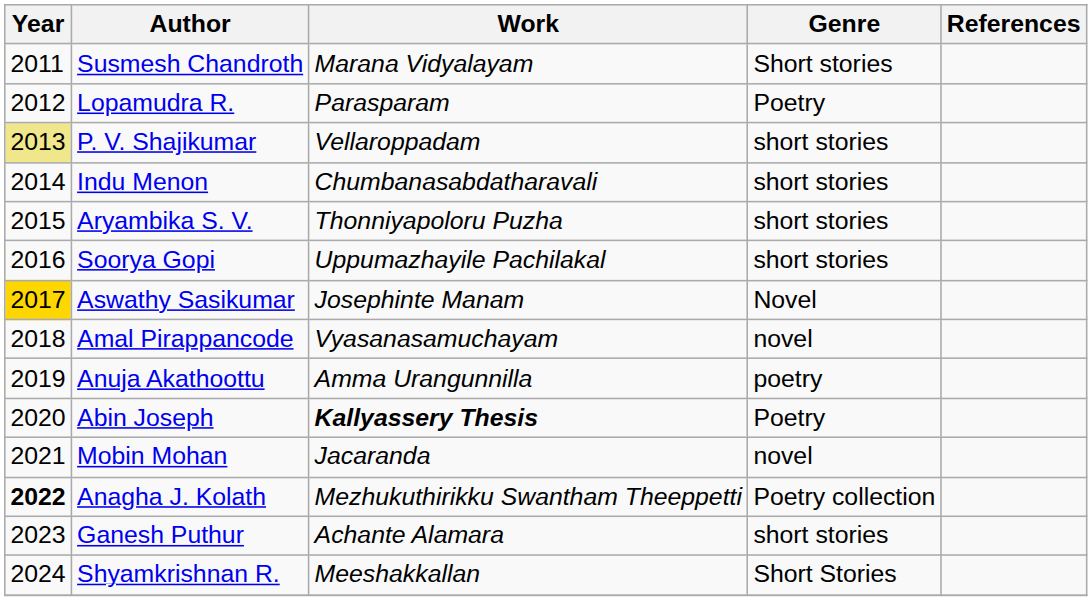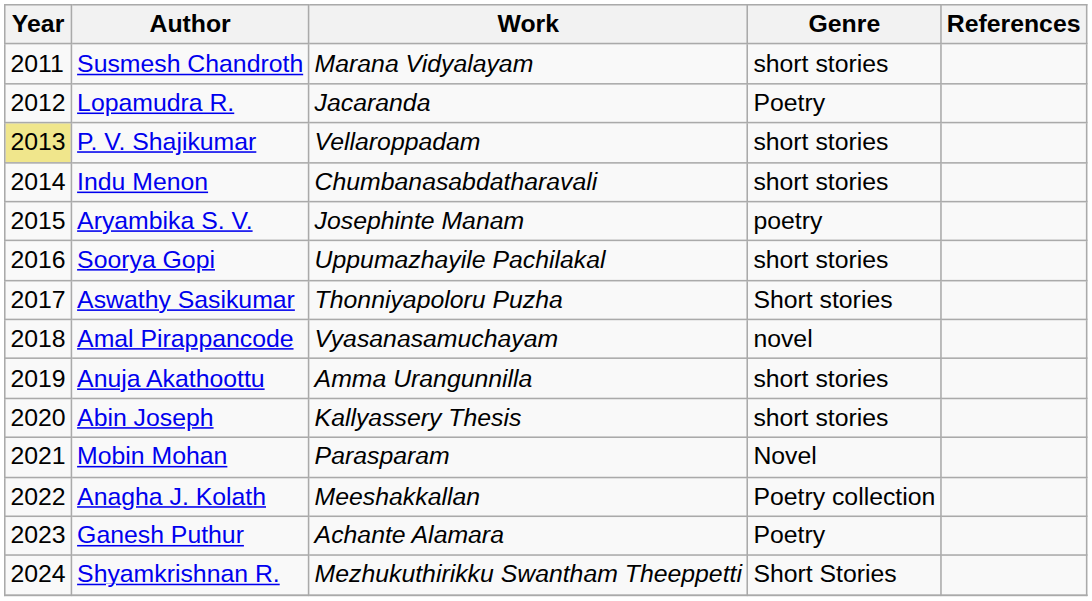(823, 63) Short stories -> (821, 63) short stories
(382, 102) Parasparam -> (373, 102) Jacaranda
(439, 220) Thonniyapoloru Puzha -> (419, 220) Josephinte Manam
(821, 220) short stories -> (788, 220) poetry
(38, 299) gold background -> (38, 299) no background
(419, 299) Josephinte Manam -> (439, 299) Thonniyapoloru Puzha
(785, 299) Novel -> (823, 299) Short stories
(788, 378) poetry -> (821, 378) short stories
(426, 417) bold -> (418, 417) normal
(789, 417) Poetry -> (821, 417) short stories
(373, 456) Jacaranda -> (382, 456) Parasparam
(783, 456) novel -> (785, 456) Novel
(38, 496) bold -> (38, 496) normal
(528, 496) Mezhukuthirikku Swantham Theeppetti -> (397, 496) Meeshakkallan
(821, 535) short stories -> (789, 535) Poetry
(397, 574) Meeshakkallan -> (528, 574) Mezhukuthirikku Swantham Theeppetti
